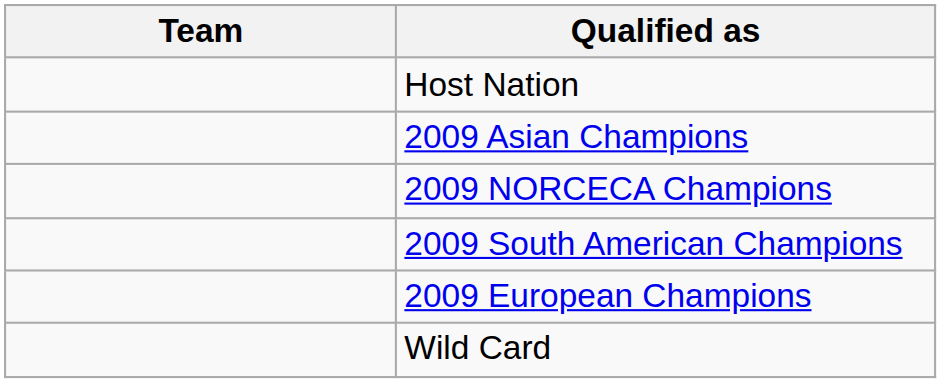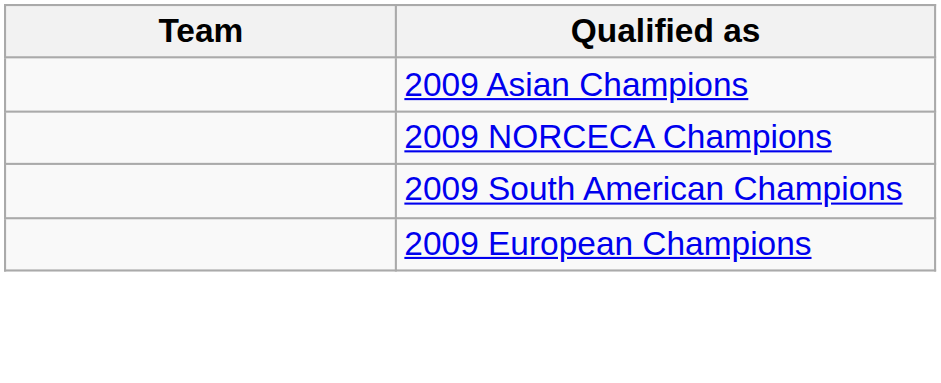- row: (492, 84)
- row: (478, 349)
